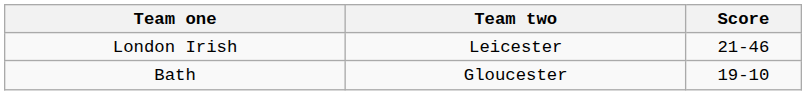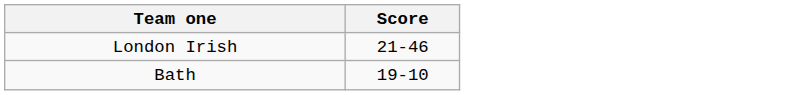- column: (516, 19)
